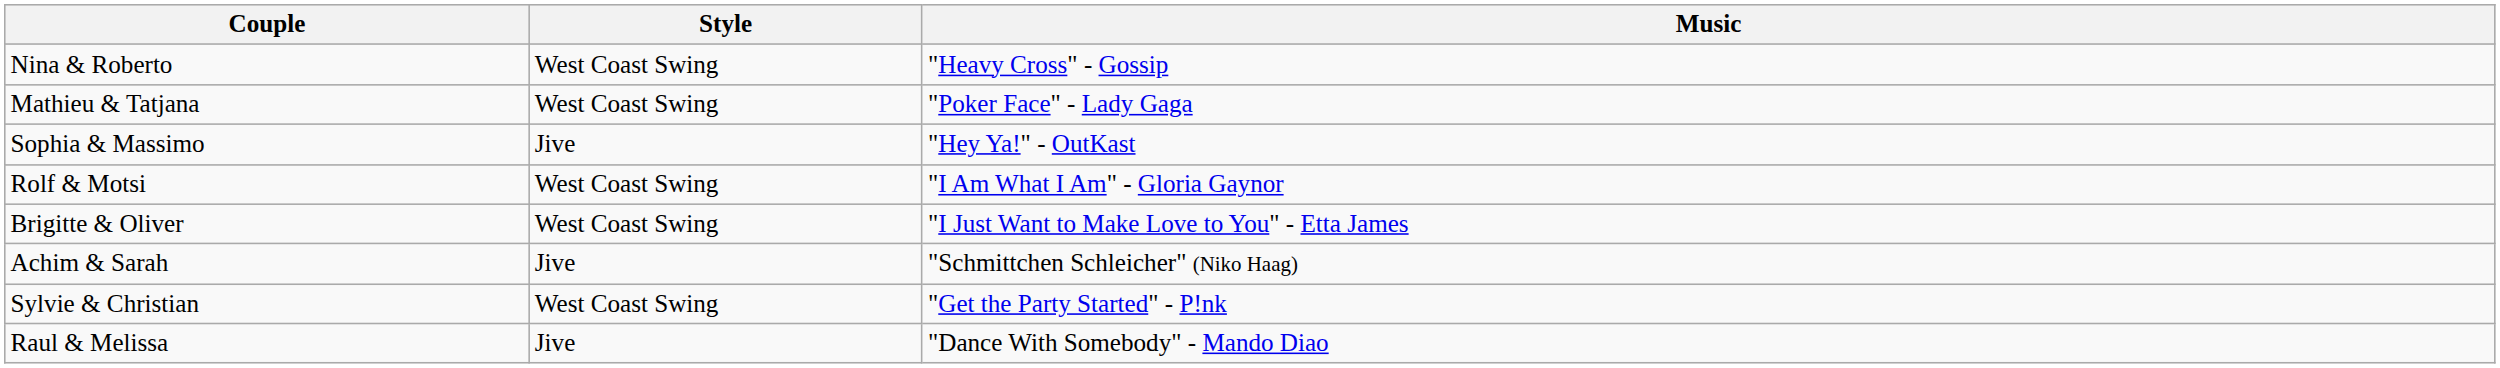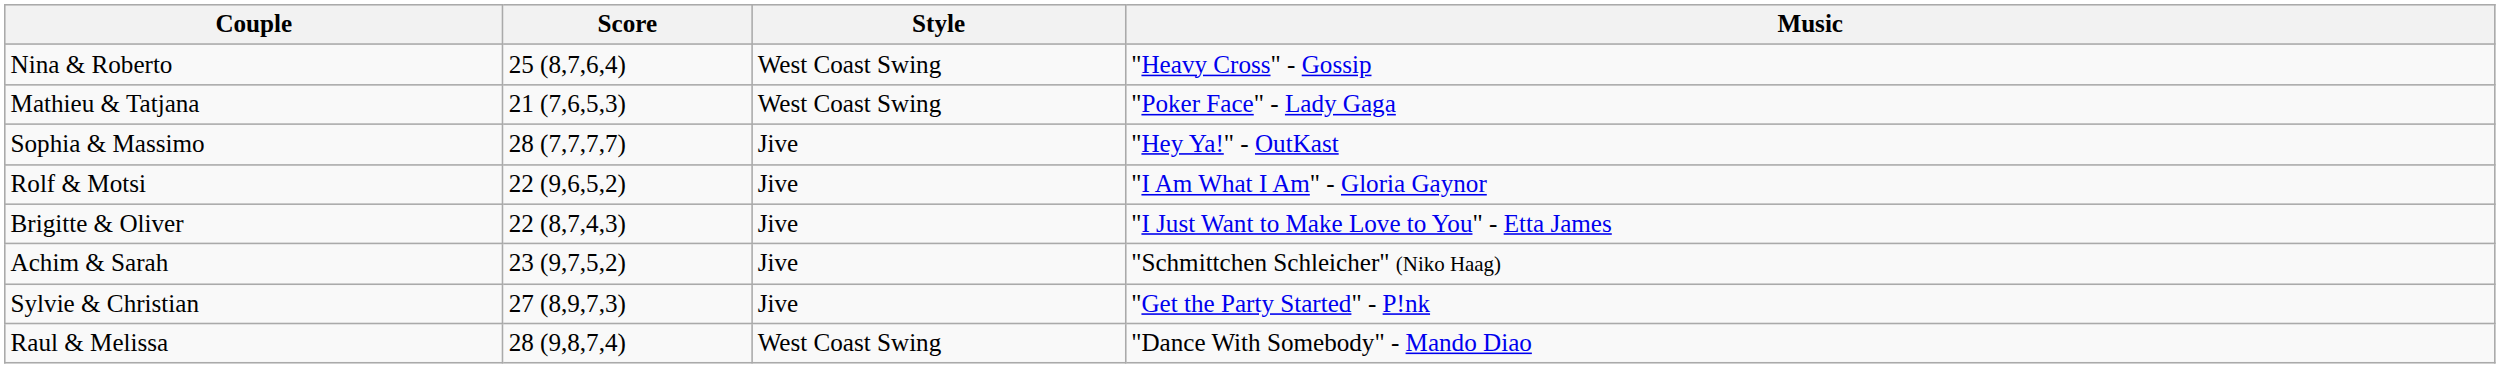+ column: (627, 24)
(627, 183) West Coast Swing -> (778, 183) Jive
(627, 223) West Coast Swing -> (778, 223) Jive
(627, 303) West Coast Swing -> (778, 303) Jive
(555, 343) Jive -> (849, 343) West Coast Swing
